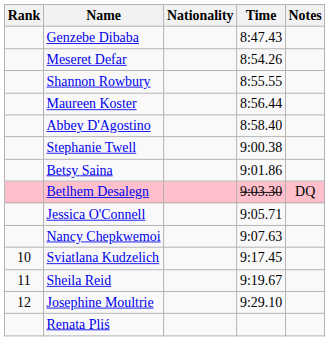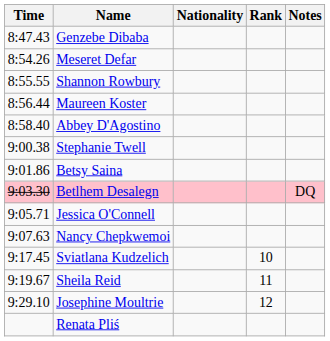columns swapped: (24, 15) <-> (261, 15)
